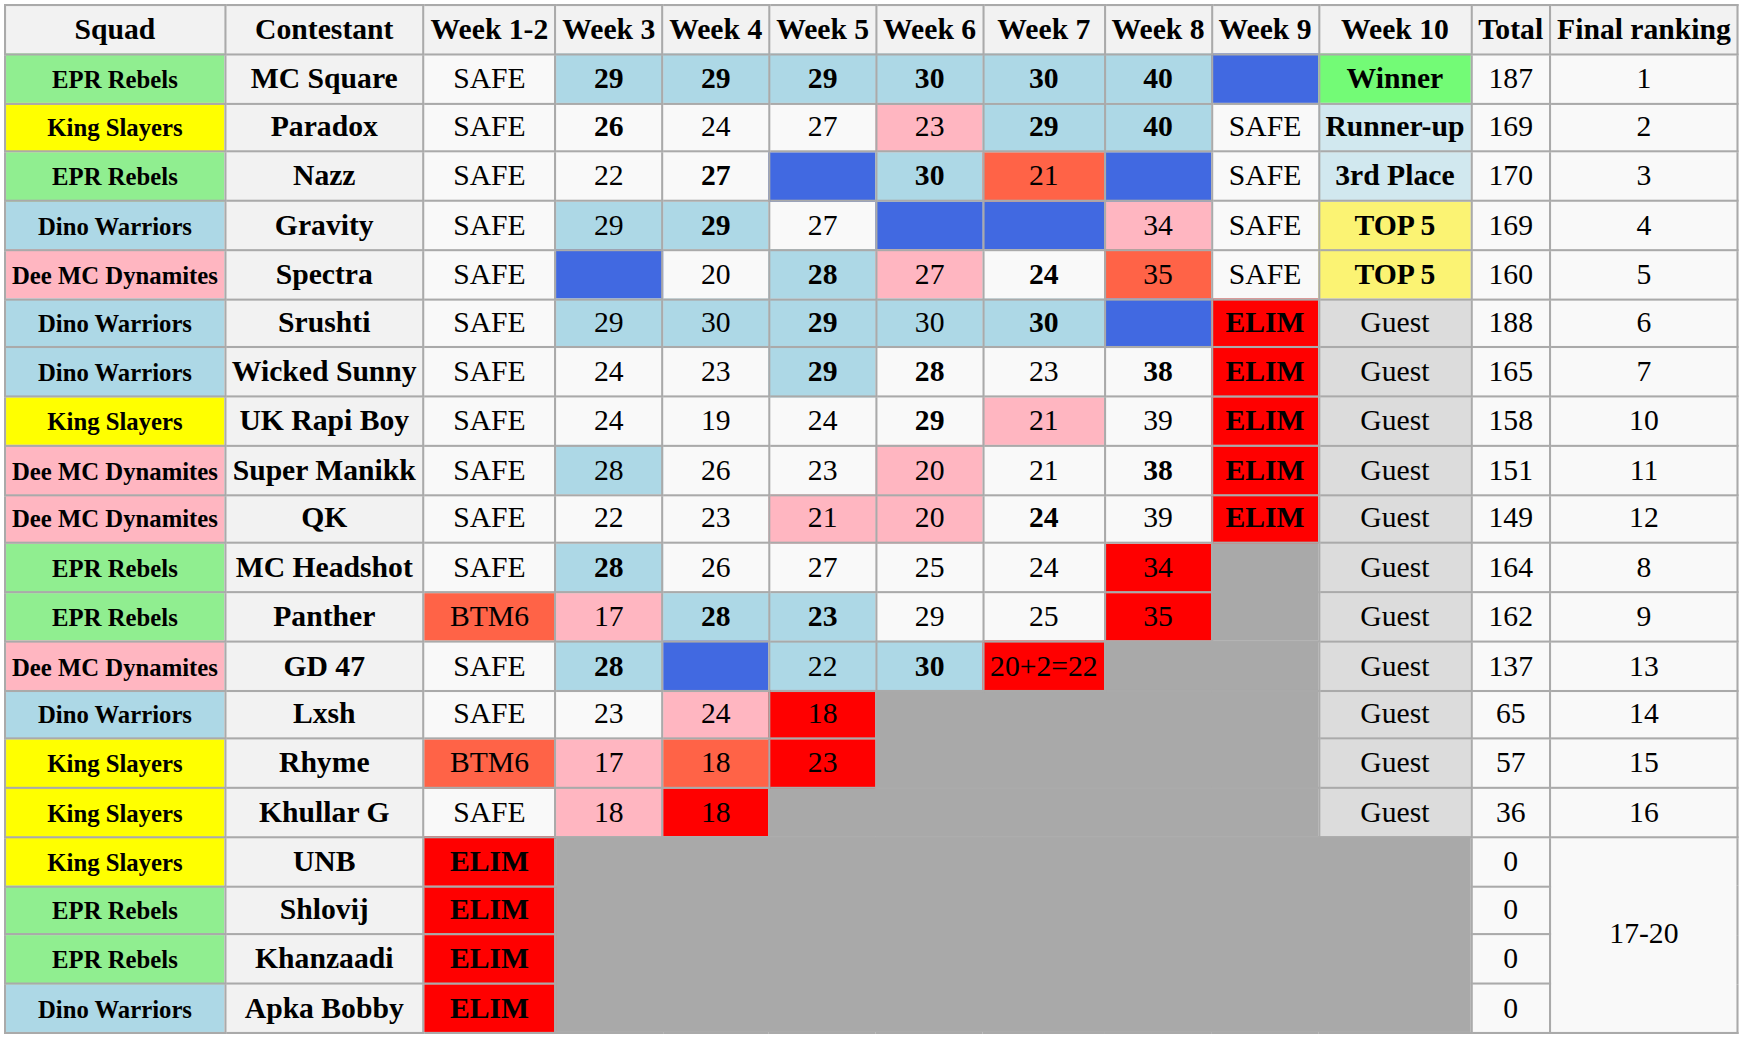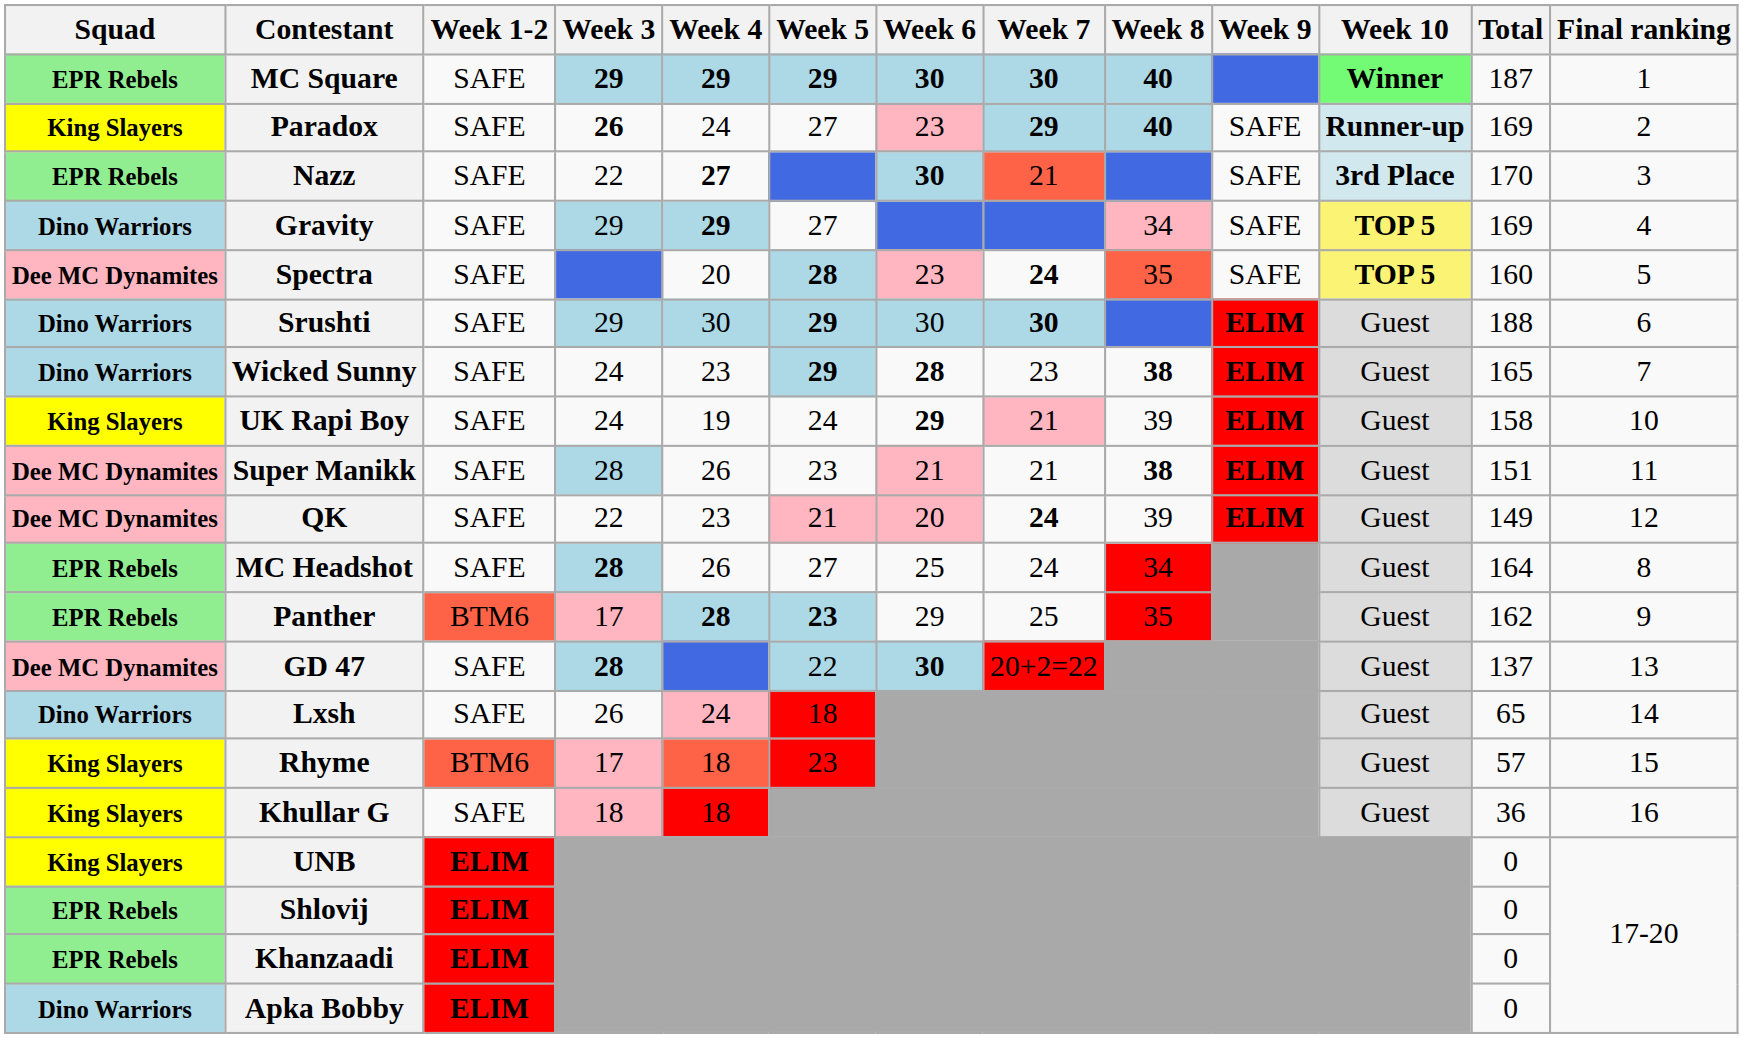(930, 273) 27 -> (930, 273) 23
(930, 469) 20 -> (930, 469) 21
(609, 714) 23 -> (609, 714) 26
